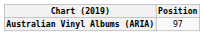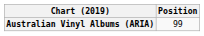(178, 24) 97 -> (178, 24) 99
